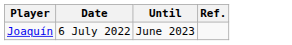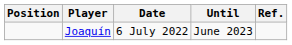+ column: (33, 13)
